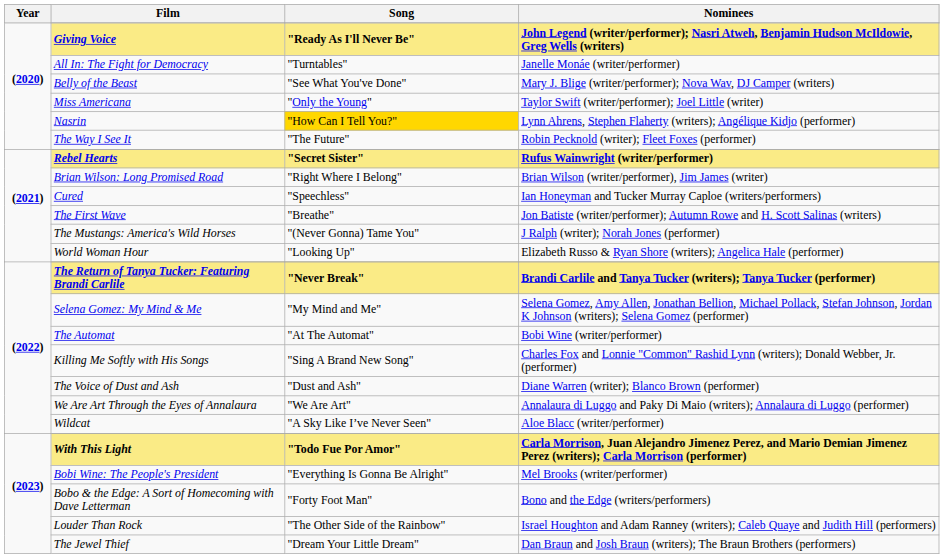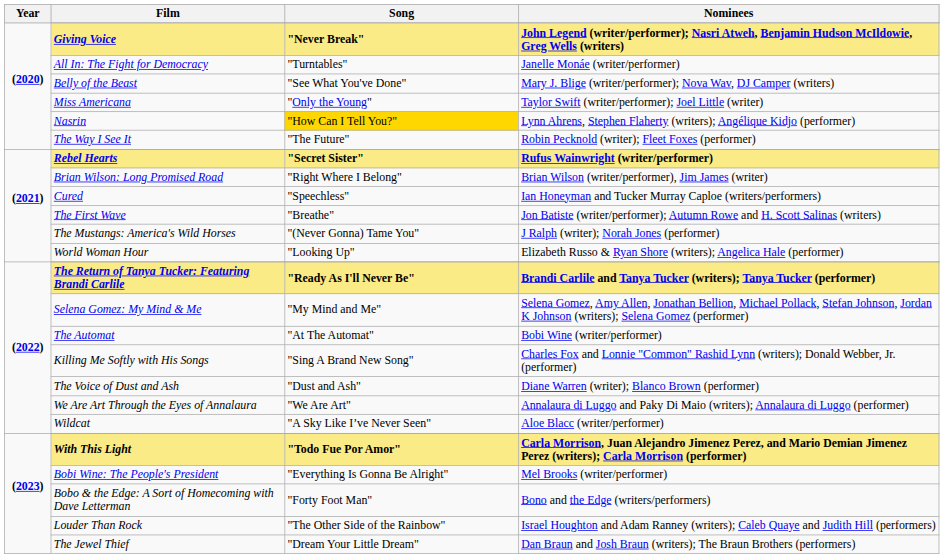(351, 39) "Ready As I'll Never Be" -> (326, 39) "Never Break"
(326, 277) "Never Break" -> (351, 277) "Ready As I'll Never Be"
